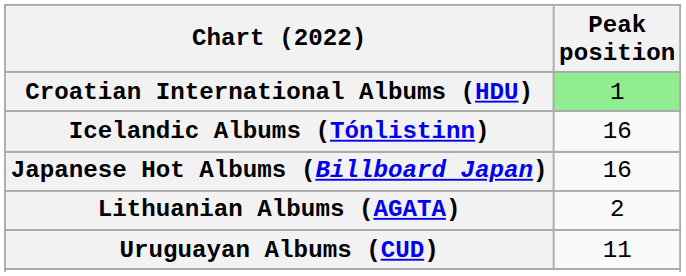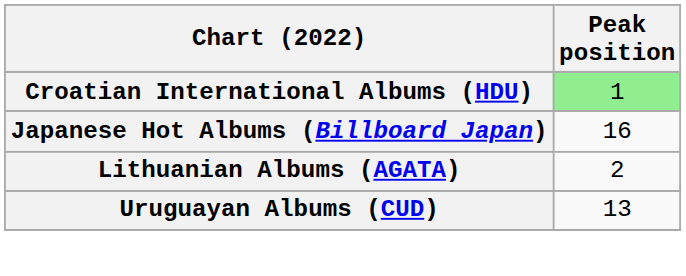- row: (279, 131)
(617, 250) 11 -> (617, 210) 13
